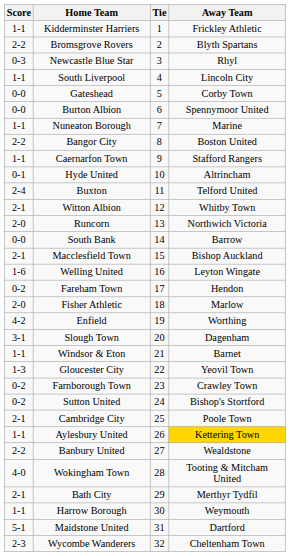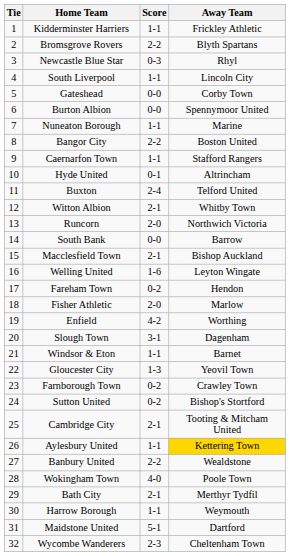columns swapped: (159, 12) <-> (19, 12)
(227, 418) Poole Town -> (227, 424) Tooting & Mitcham United
(227, 473) Tooting & Mitcham United -> (227, 478) Poole Town
